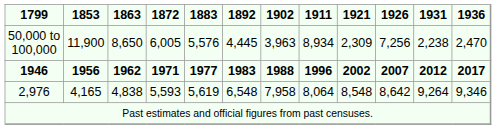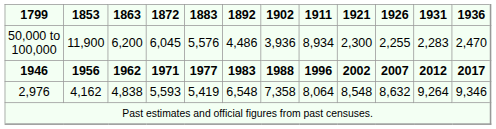(127, 43) 8,650 -> (127, 43) 6,200
(165, 43) 6,005 -> (165, 43) 6,045
(242, 43) 4,445 -> (242, 43) 4,486
(280, 43) 3,963 -> (280, 43) 3,936
(357, 43) 2,309 -> (357, 43) 2,300
(395, 43) 7,256 -> (395, 43) 2,255
(433, 43) 2,238 -> (433, 43) 2,283
(86, 92) 4,165 -> (86, 92) 4,162
(204, 92) 5,619 -> (204, 92) 5,419
(280, 92) 7,958 -> (280, 92) 7,358
(395, 92) 8,642 -> (395, 92) 8,632
